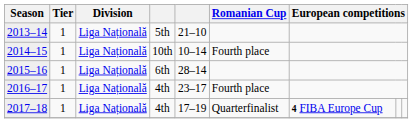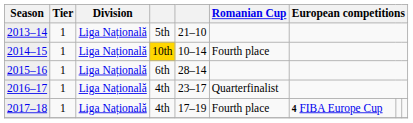(162, 51) no background -> (162, 51) gold background
(241, 88) Fourth place -> (245, 88) Quarterfinalist
(245, 107) Quarterfinalist -> (241, 107) Fourth place
